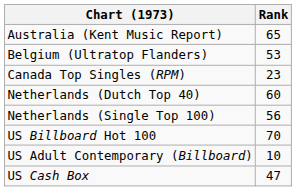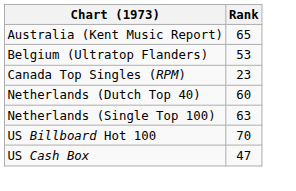(274, 115) 56 -> (244, 115) 63
- row: (130, 155)
